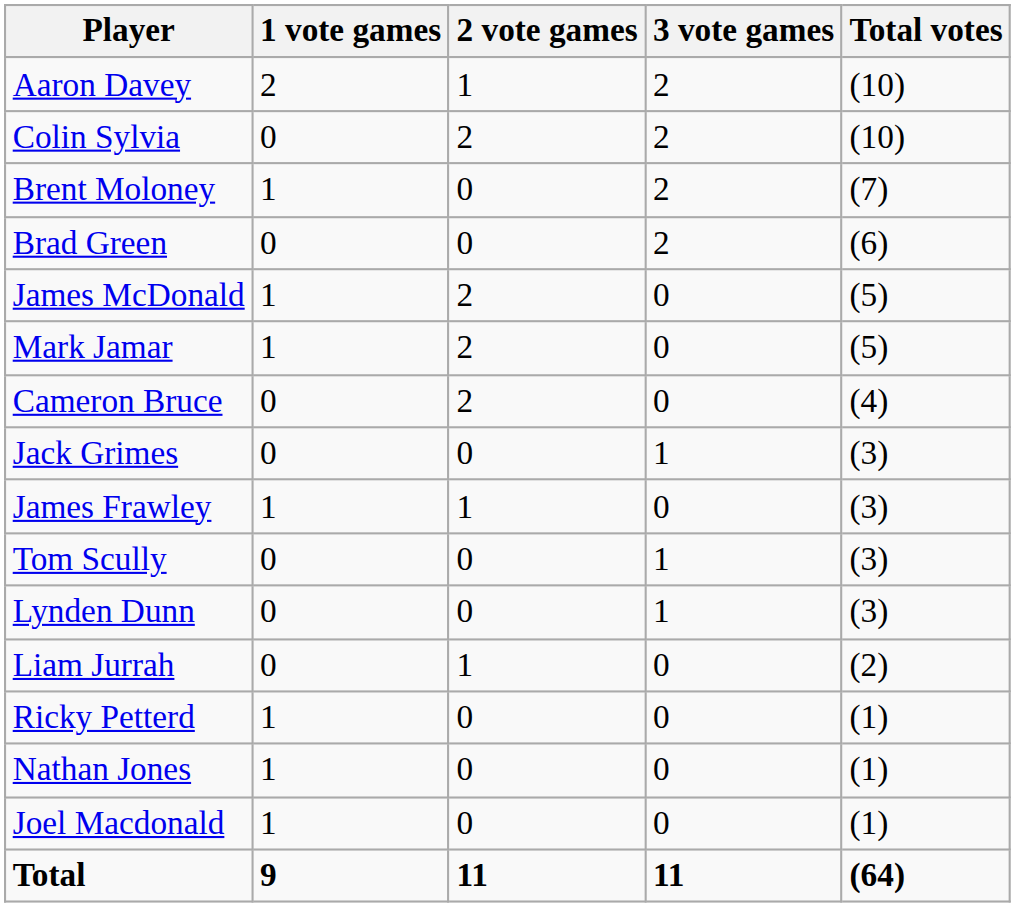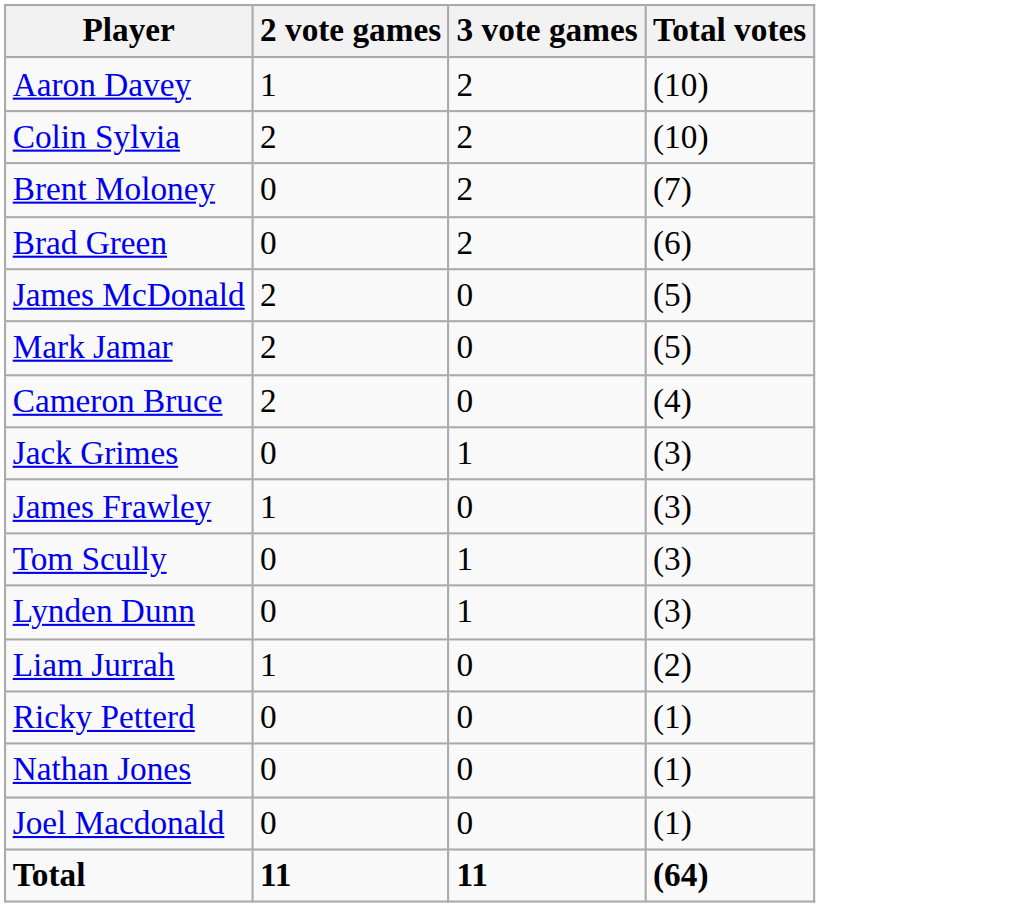- column: (351, 30)
